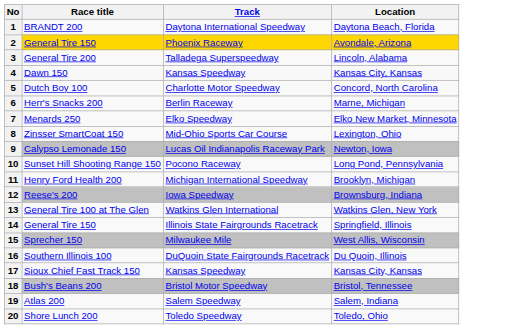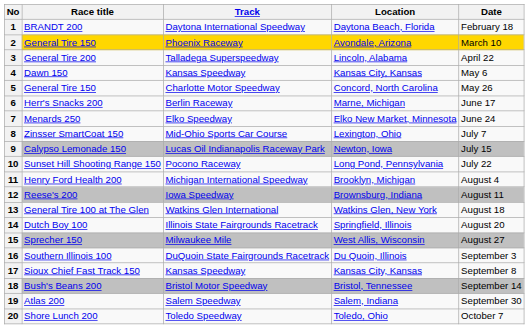+ column: (491, 12)
(56, 88) Dutch Boy 100 -> (60, 88) General Tire 150
(60, 225) General Tire 150 -> (56, 225) Dutch Boy 100
